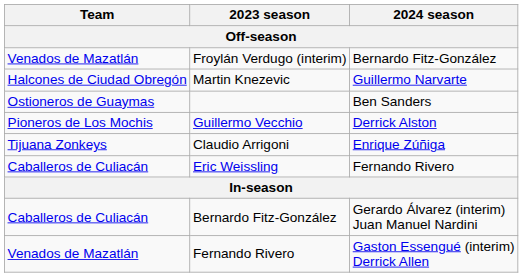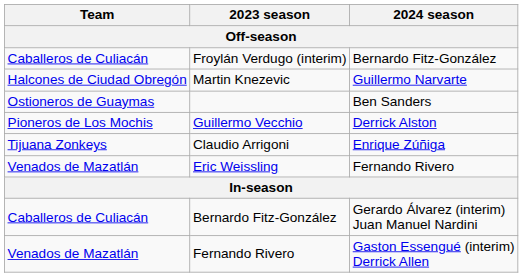(73, 58) Venados de Mazatlán -> (78, 58) Caballeros de Culiacán
(78, 166) Caballeros de Culiacán -> (73, 166) Venados de Mazatlán
